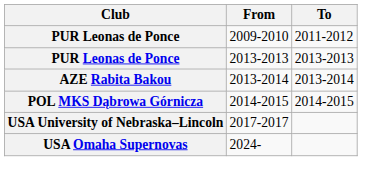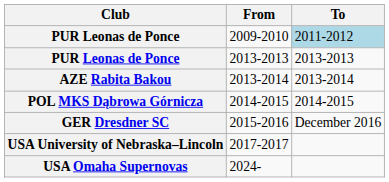(324, 36) no background -> (324, 36) lightblue background
+ row: (259, 123)
